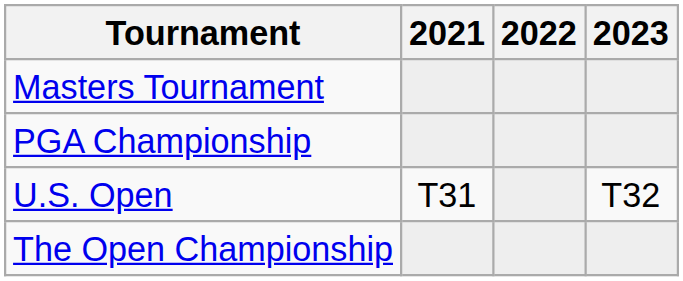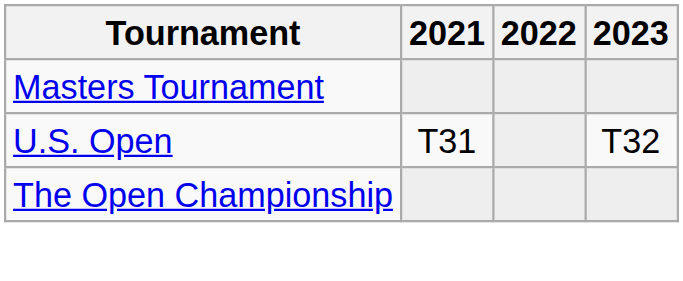- row: (162, 141)
